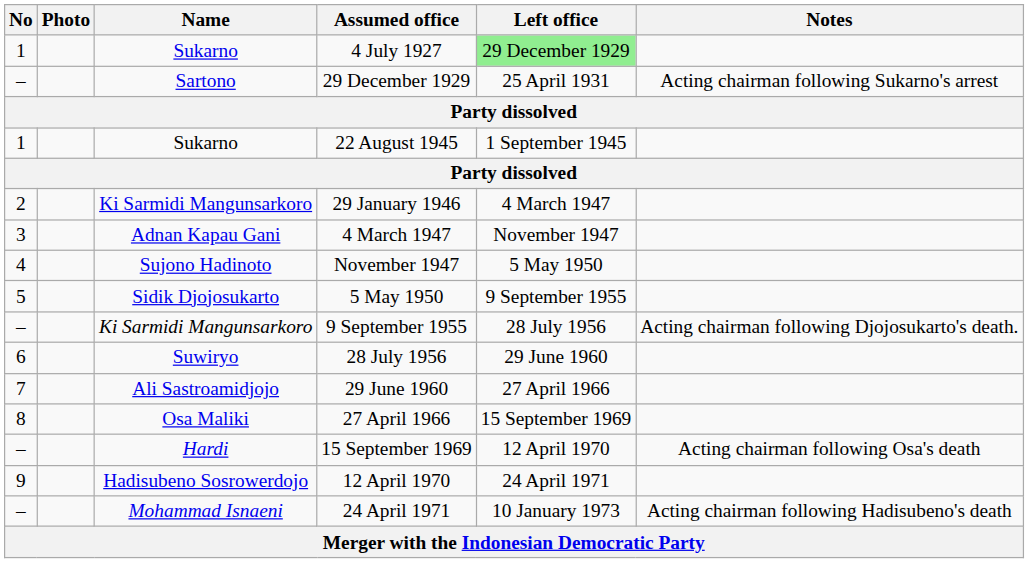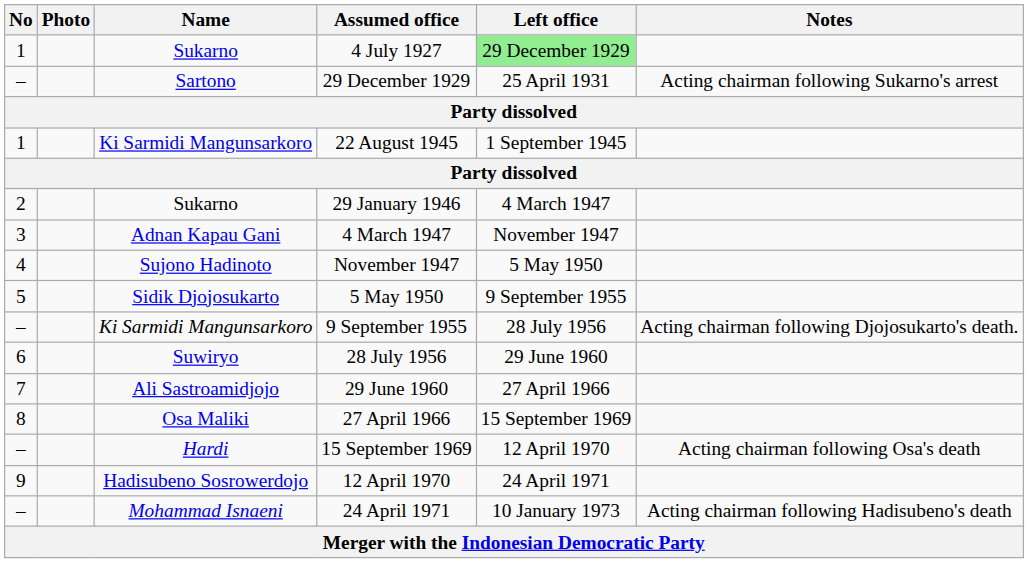(206, 142) Sukarno -> (206, 142) Ki Sarmidi Mangunsarkoro
(206, 204) Ki Sarmidi Mangunsarkoro -> (206, 204) Sukarno
